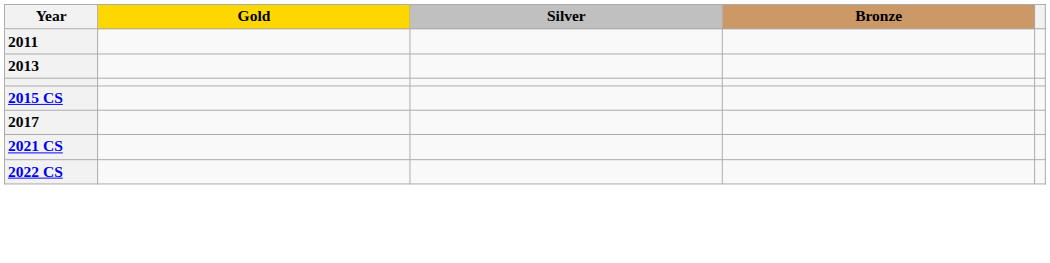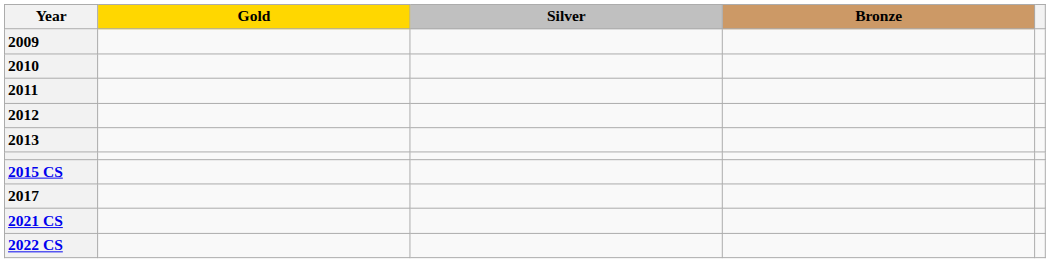+ row: (24, 41)
+ row: (24, 66)
+ row: (24, 115)
